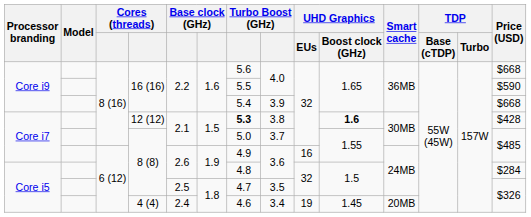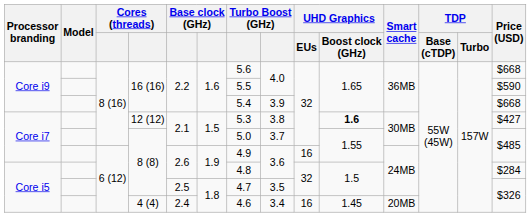(244, 120) bold -> (244, 120) normal
(509, 120) $428 -> (509, 120) $427
(307, 204) 19 -> (307, 204) 16
